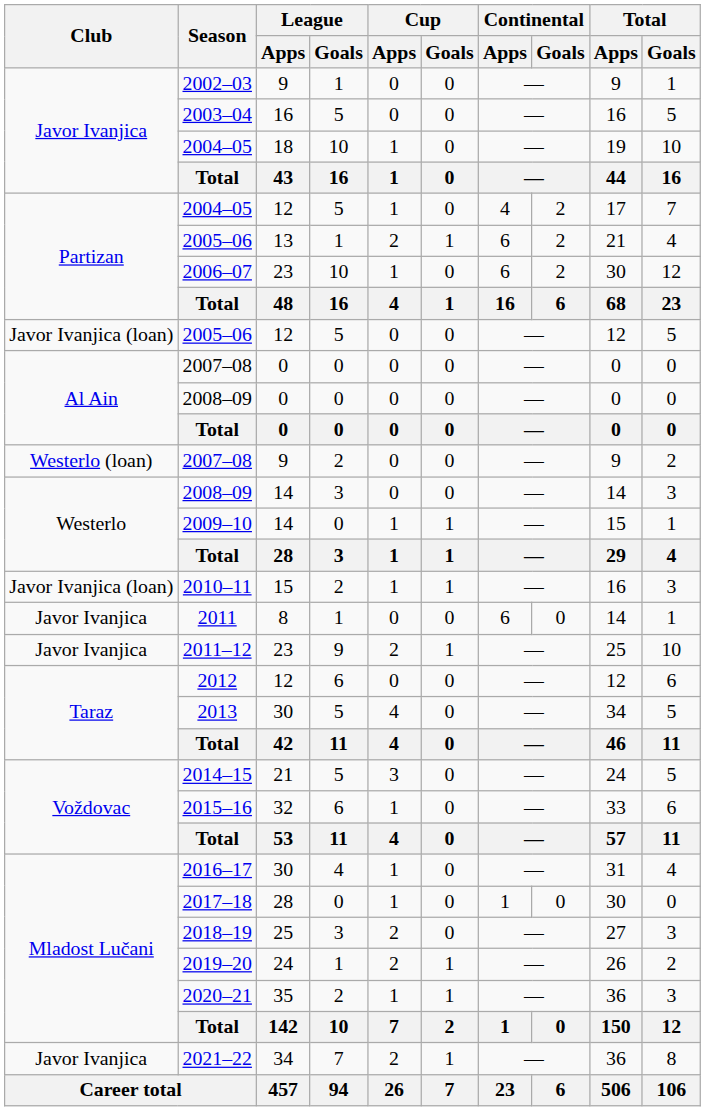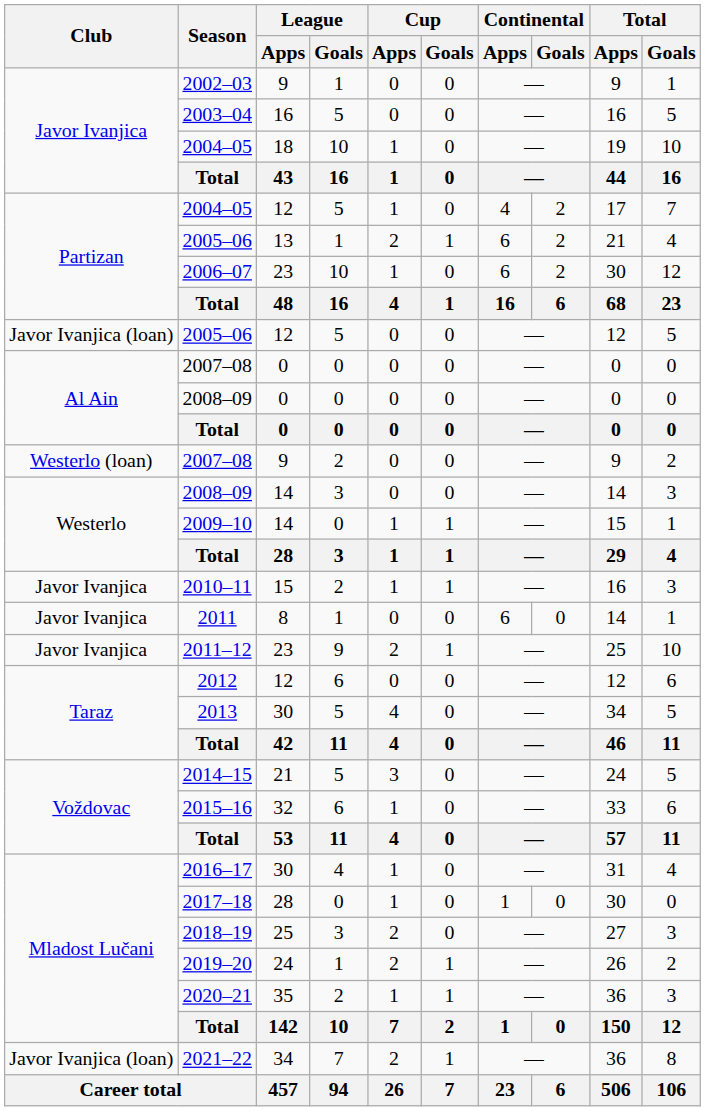(91, 586) Javor Ivanjica (loan) -> (91, 586) Javor Ivanjica
(91, 1058) Javor Ivanjica -> (91, 1058) Javor Ivanjica (loan)
